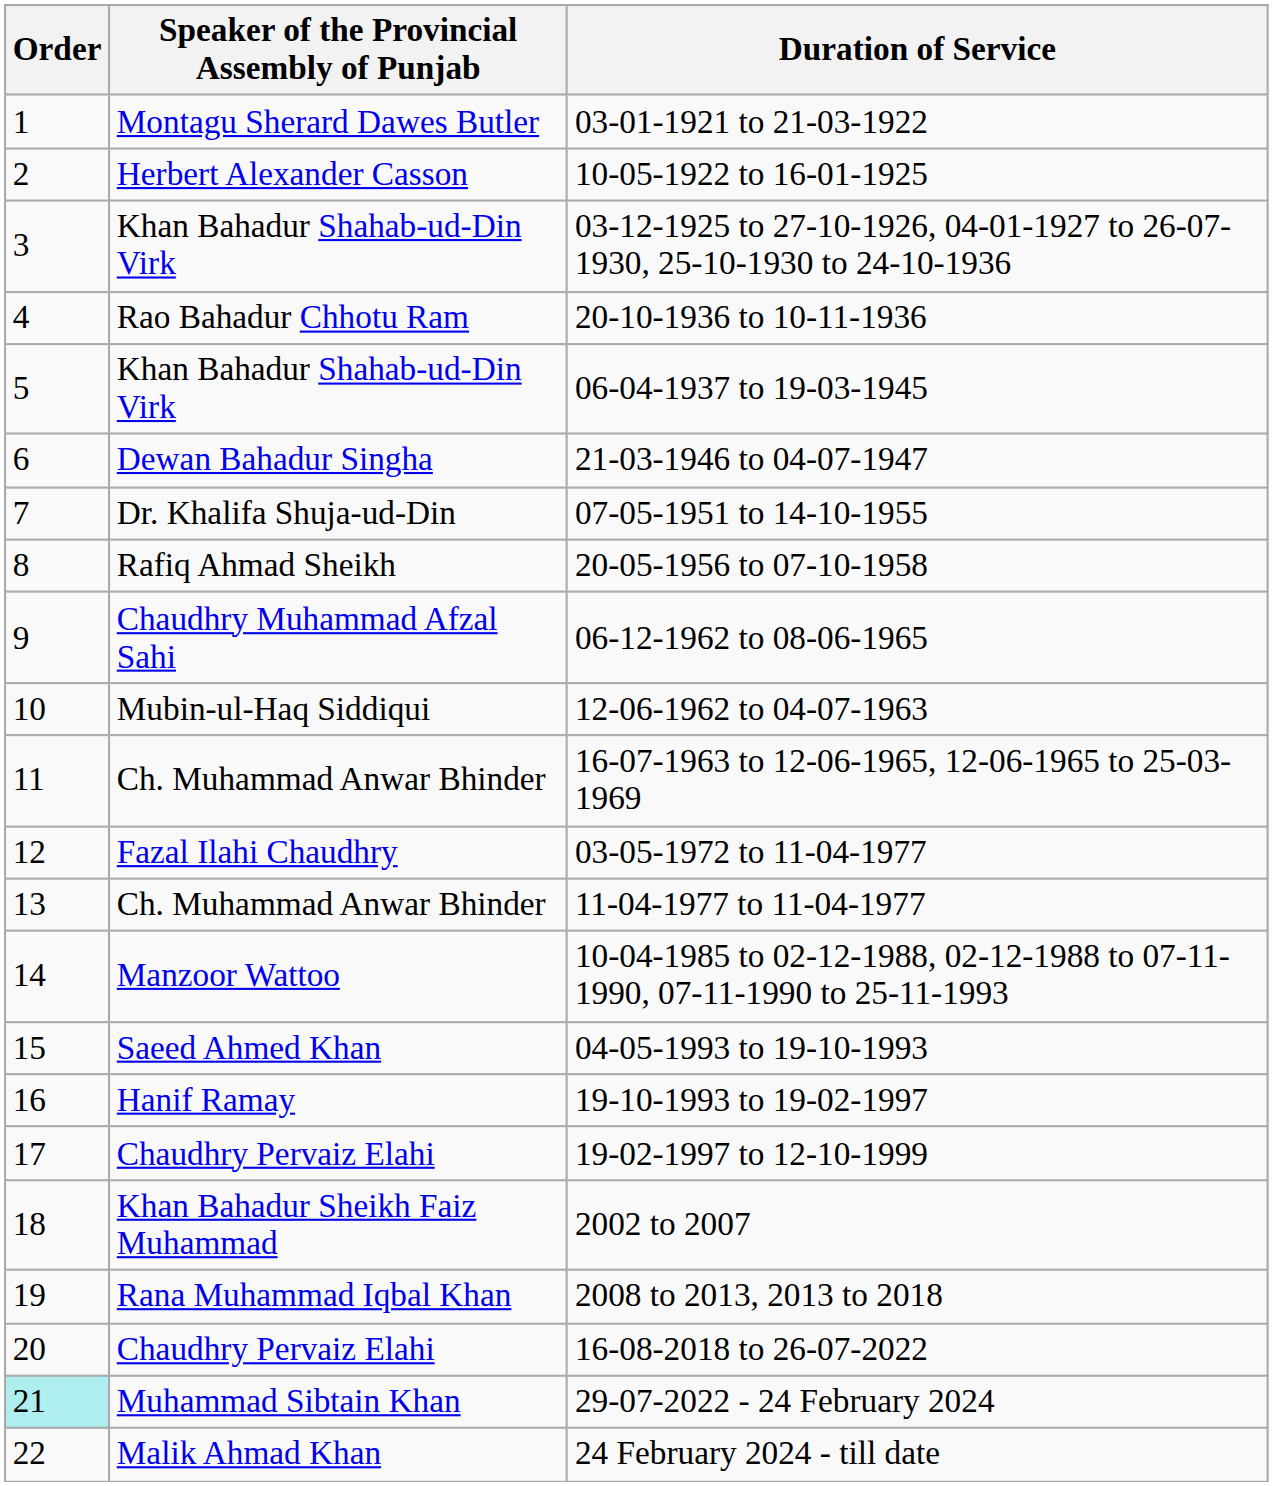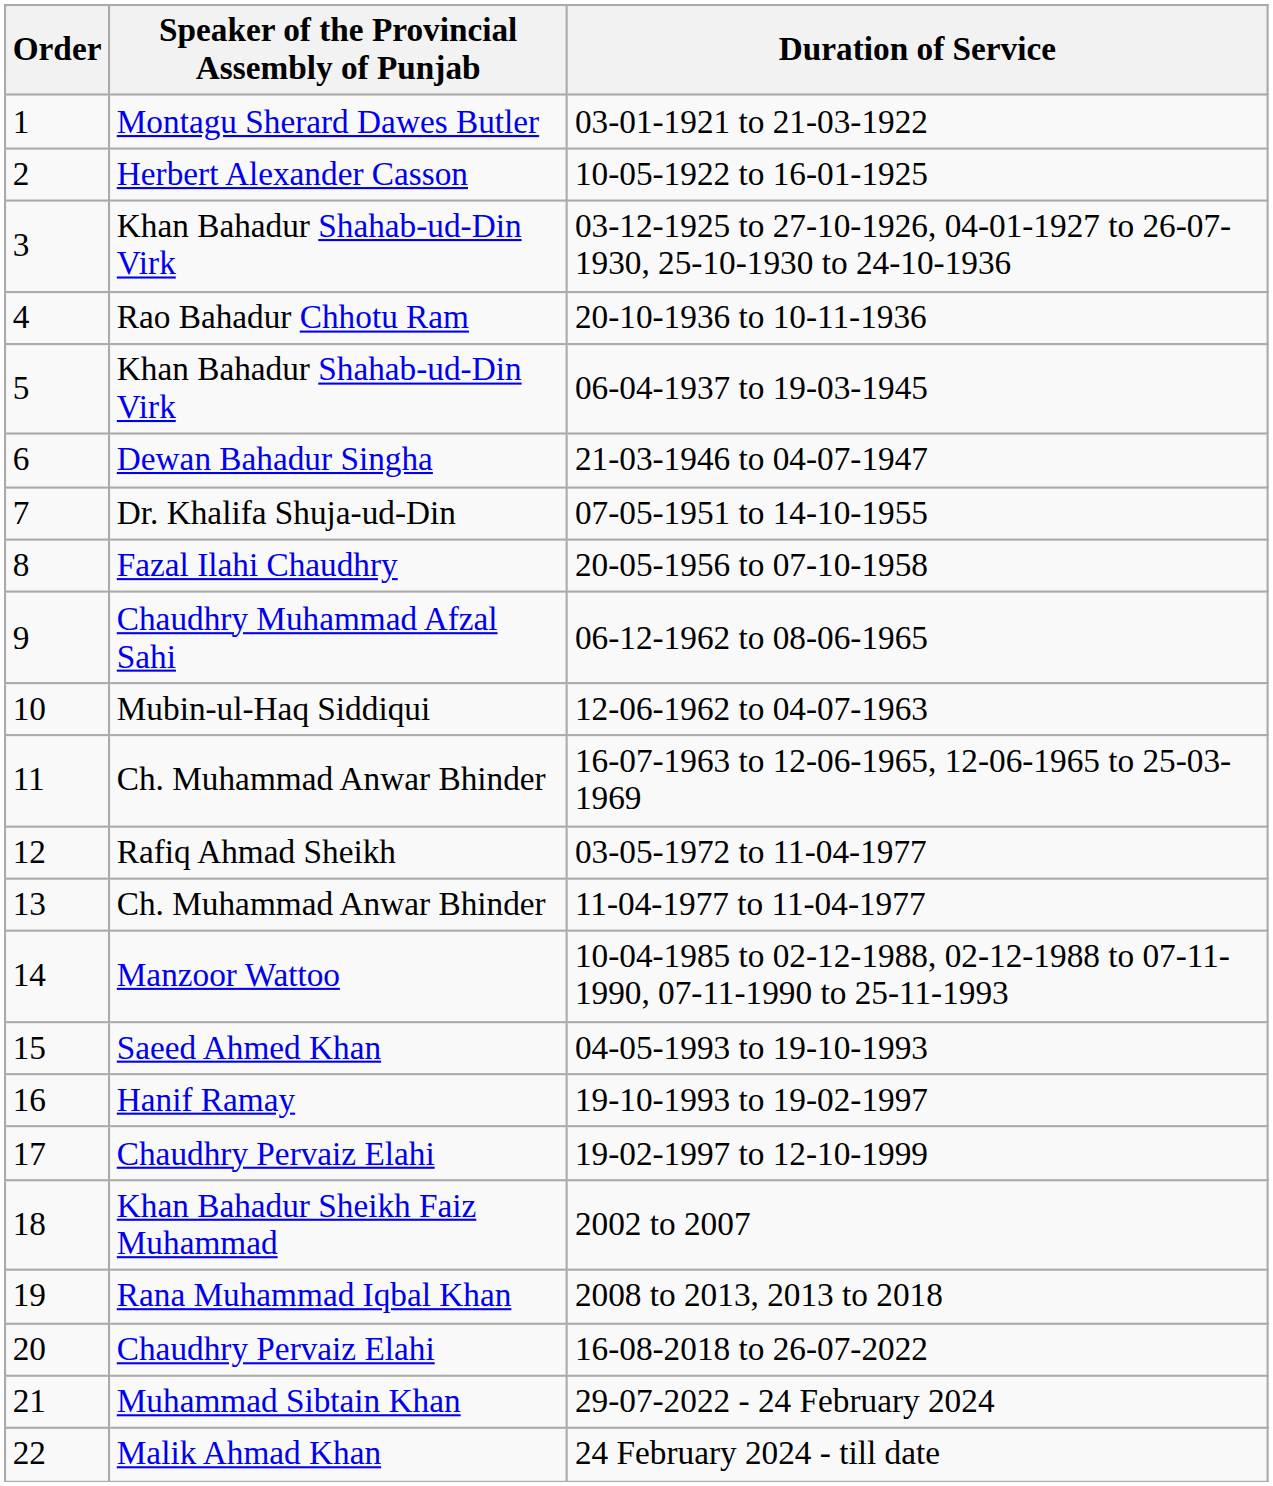(256, 565) Rafiq Ahmad Sheikh -> (257, 565) Fazal Ilahi Chaudhry
(257, 851) Fazal Ilahi Chaudhry -> (256, 851) Rafiq Ahmad Sheikh
(29, 1401) paleturquoise background -> (29, 1401) no background
